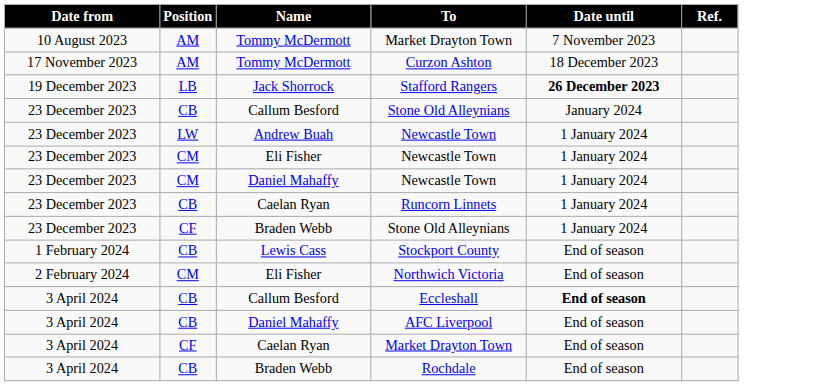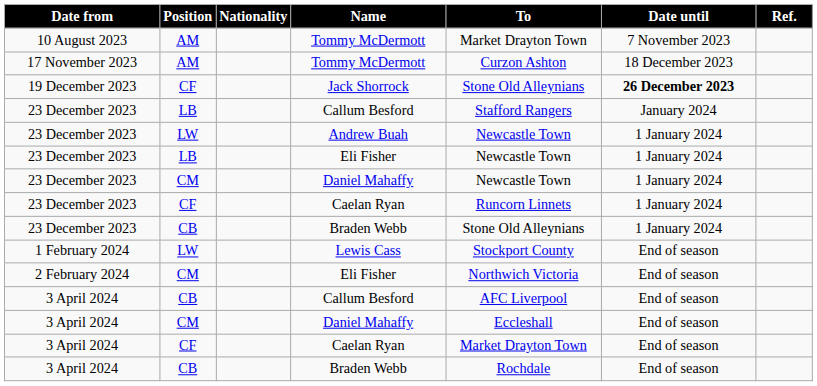+ column: (253, 16)
(188, 87) LB -> (188, 87) CF
(449, 87) Stafford Rangers -> (523, 87) Stone Old Alleynians
(188, 110) CB -> (188, 110) LB
(449, 110) Stone Old Alleynians -> (523, 110) Stafford Rangers
(188, 157) CM -> (188, 157) LB
(188, 204) CB -> (188, 204) CF
(188, 228) CF -> (188, 228) CB
(188, 251) CB -> (188, 251) LW
(449, 298) Eccleshall -> (523, 298) AFC Liverpool
(604, 298) bold -> (679, 298) normal
(188, 322) CB -> (188, 322) CM
(449, 322) AFC Liverpool -> (523, 322) Eccleshall
